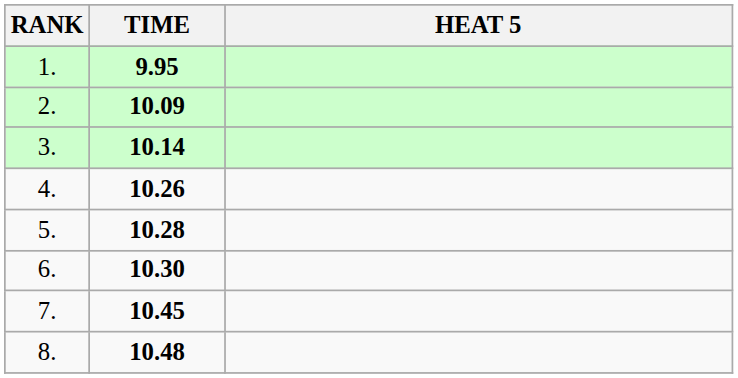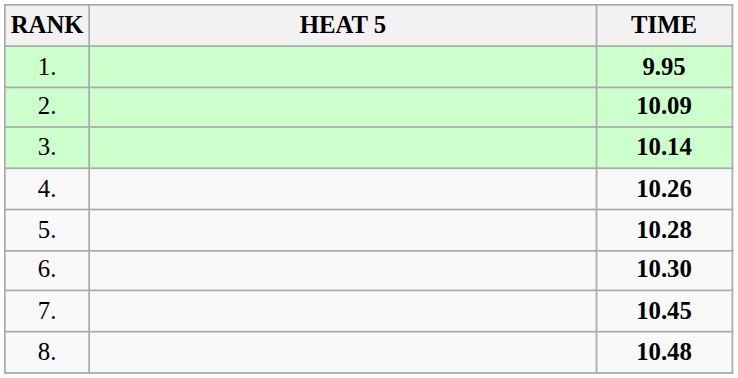columns swapped: (478, 25) <-> (157, 25)
